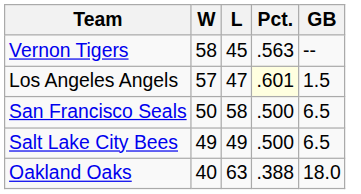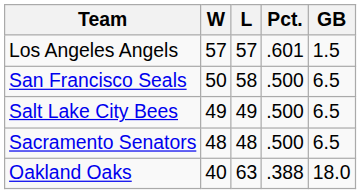- row: (69, 50)
(237, 81) 47 -> (246, 50) 57
(275, 81) lightyellow background -> (285, 50) no background
+ row: (103, 142)
